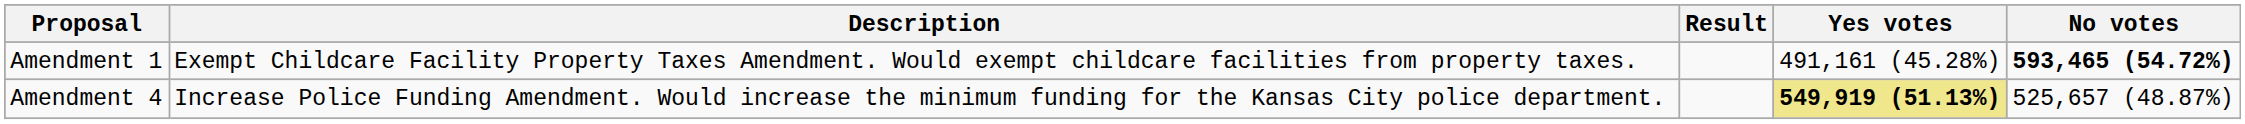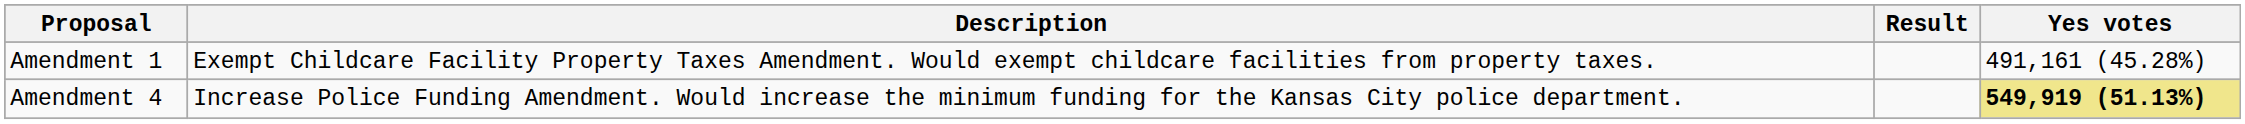- column: (2124, 24)
